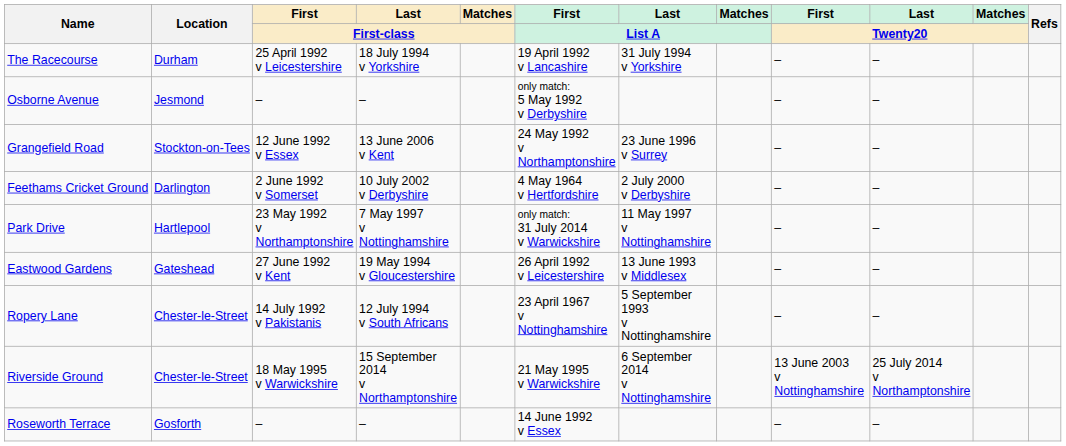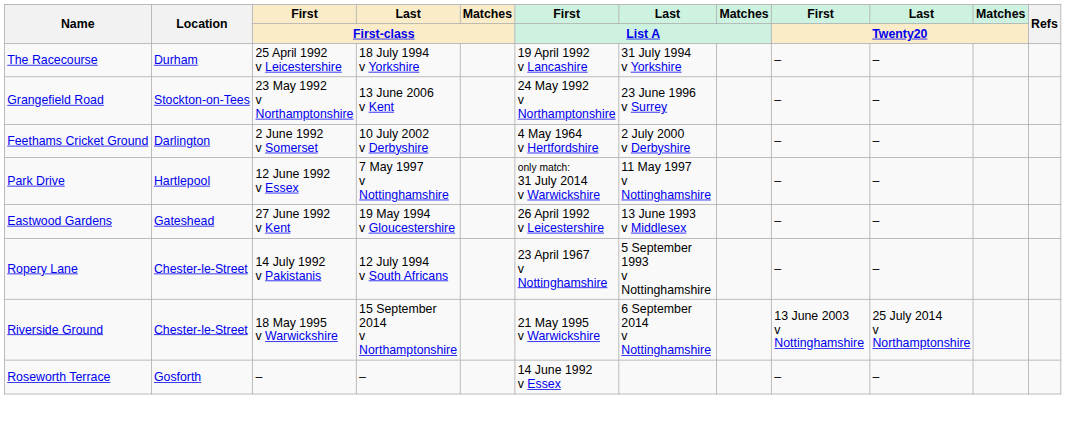- row: (53, 100)
(293, 147) 12 June 1992 v Essex -> (304, 100) 23 May 1992 v Northamptonshire
(304, 228) 23 May 1992 v Northamptonshire -> (293, 181) 12 June 1992 v Essex
